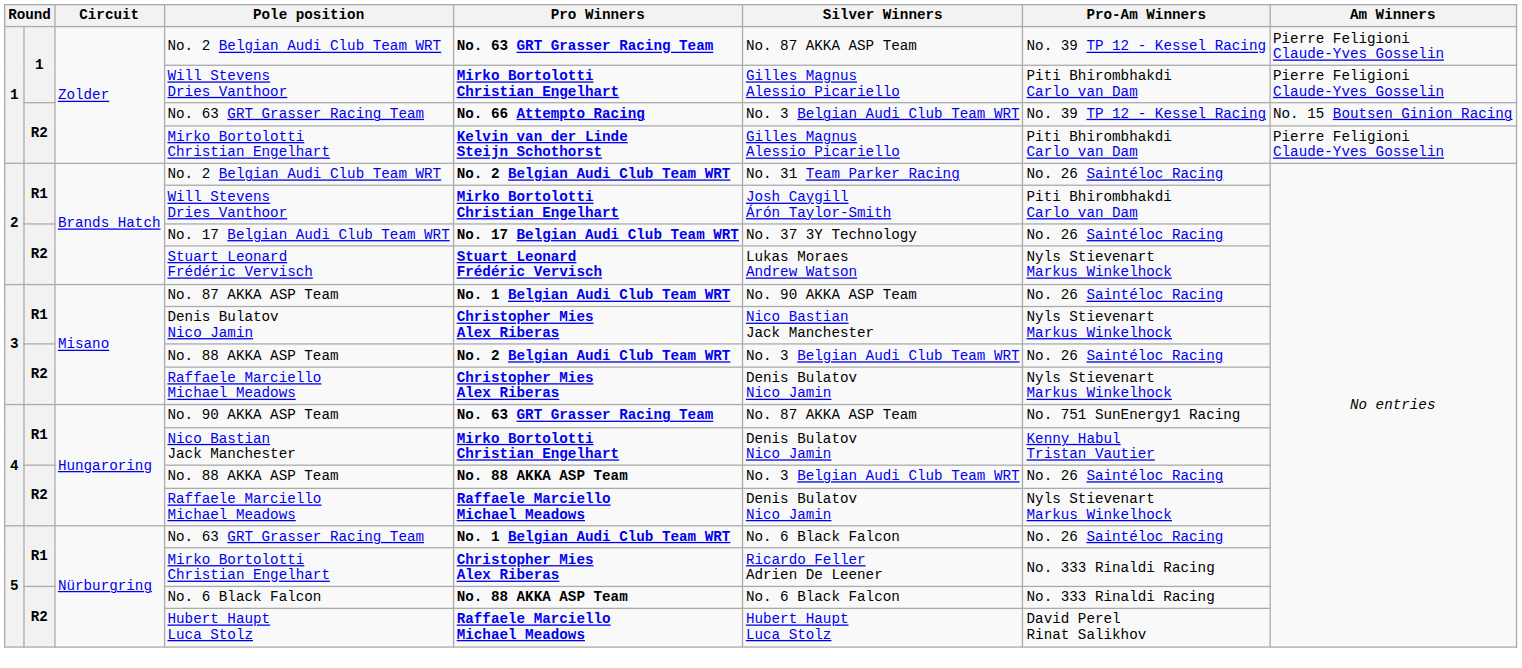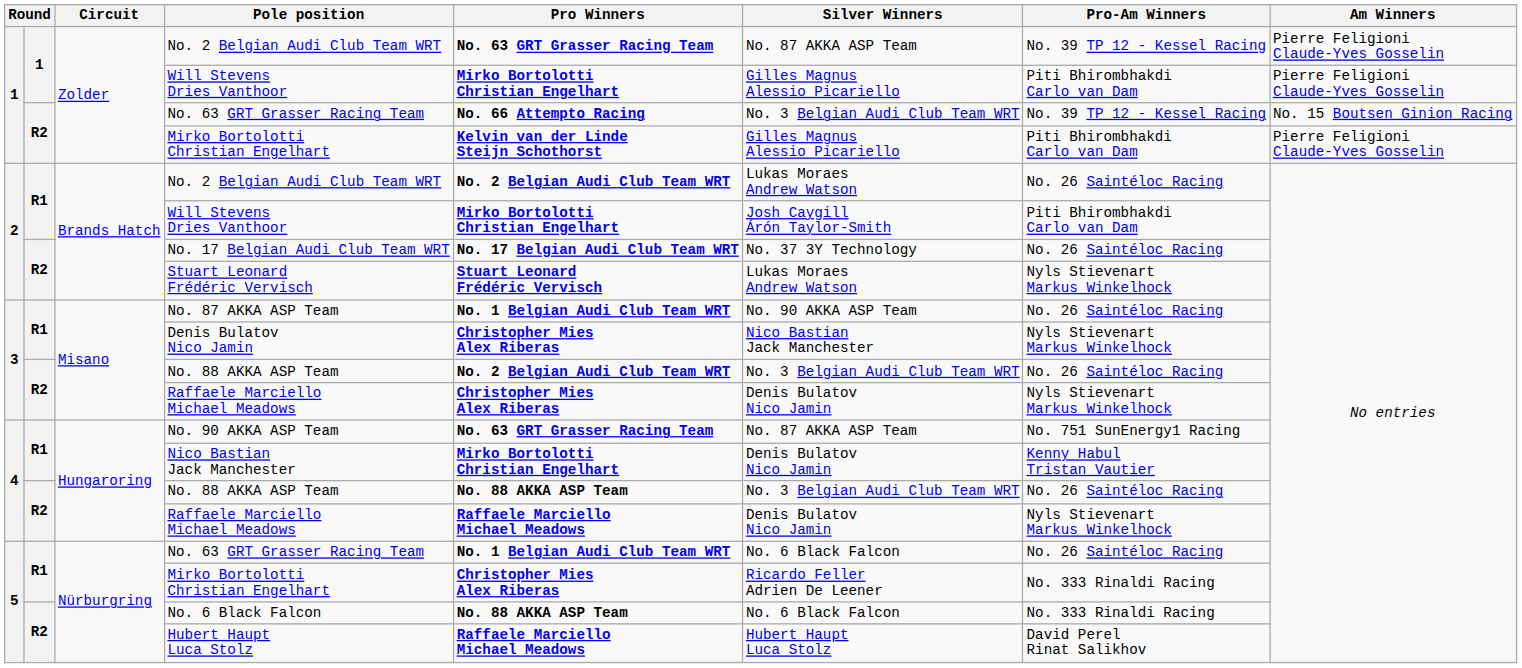(853, 175) No. 31 Team Parker Racing -> (801, 182) Lukas Moraes Andrew Watson
